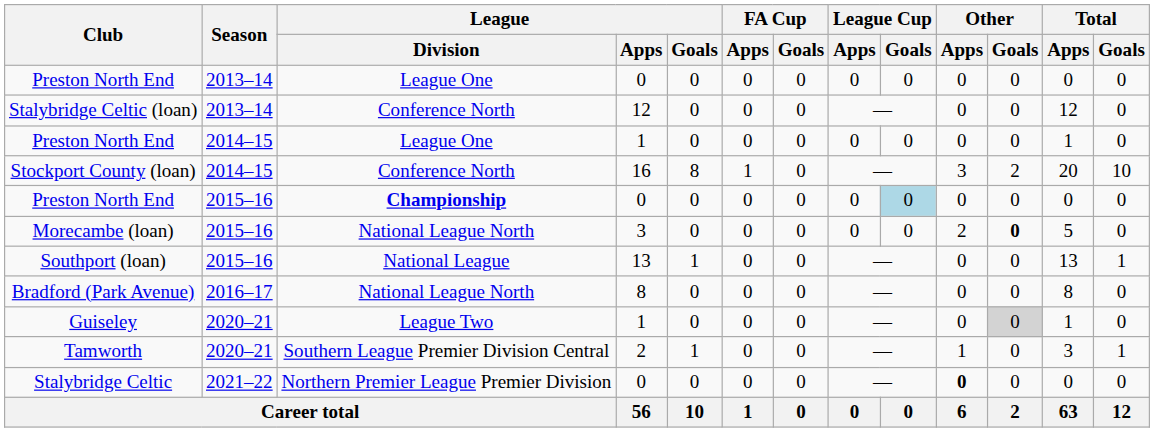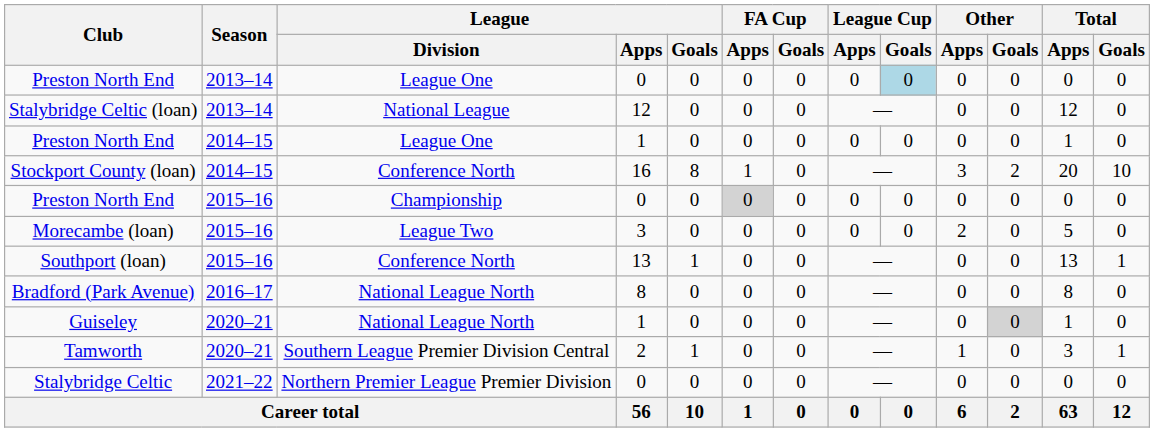(908, 79) no background -> (908, 79) lightblue background
(446, 110) Conference North -> (446, 110) National League
(446, 200) bold -> (446, 200) normal
(748, 200) no background -> (748, 200) lightgrey background
(908, 200) lightblue background -> (908, 200) no background
(446, 230) National League North -> (446, 230) League Two
(1015, 230) bold -> (1015, 230) normal
(446, 261) National League -> (446, 261) Conference North
(446, 321) League Two -> (446, 321) National League North
(962, 381) bold -> (962, 381) normal
